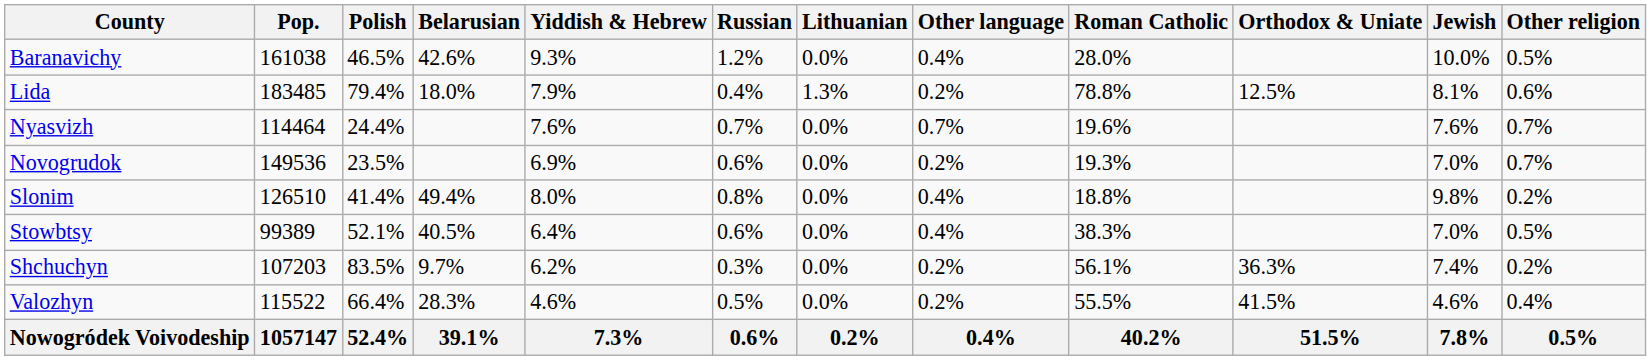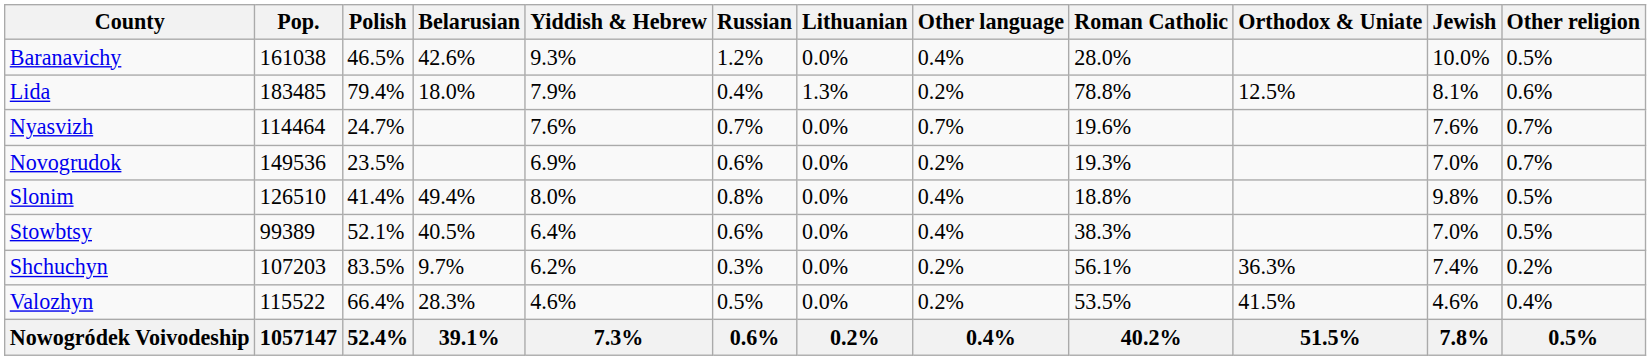(376, 127) 24.4% -> (376, 127) 24.7%
(1529, 197) 0.2% -> (1529, 197) 0.5%
(1103, 302) 55.5% -> (1103, 302) 53.5%
